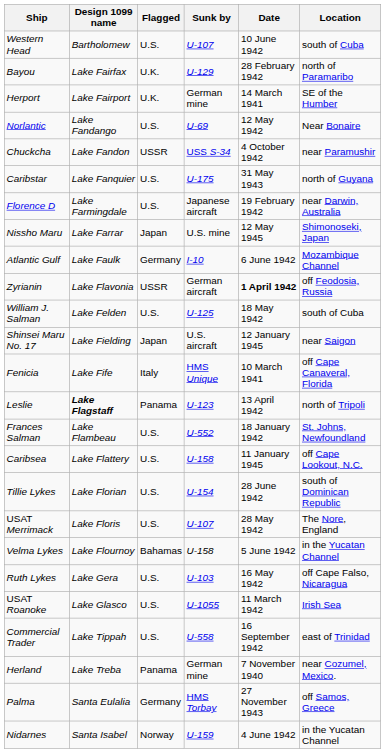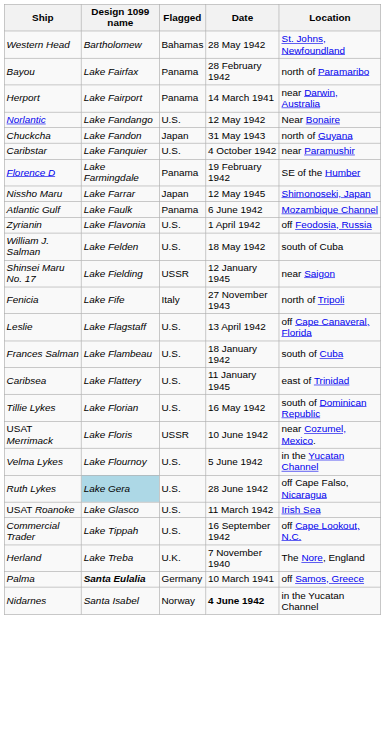- column: (211, 17)
(150, 44) U.S. -> (182, 44) Bahamas
(259, 44) 10 June 1942 -> (237, 44) 28 May 1942
(333, 44) south of Cuba -> (313, 44) St. Johns, Newfoundland
(150, 71) U.K. -> (180, 71) Panama
(150, 98) U.K. -> (180, 98) Panama
(322, 98) SE of the Humber -> (310, 98) near Darwin, Australia
(154, 152) USSR -> (175, 135) Japan
(263, 152) 4 October 1942 -> (237, 135) 31 May 1943
(339, 152) near Paramushir -> (317, 135) north of Guyana
(257, 179) 31 May 1943 -> (242, 151) 4 October 1942
(338, 179) north of Guyana -> (318, 151) near Paramushir
(150, 206) U.S. -> (180, 172) Panama
(330, 206) near Darwin, Australia -> (321, 172) SE of the Humber
(160, 259) Germany -> (180, 209) Panama
(154, 286) USSR -> (171, 225) U.S.
(269, 286) bold -> (234, 225) normal
(154, 340) Japan -> (175, 273) USSR
(262, 373) 10 March 1941 -> (238, 300) 27 November 1943
(326, 373) off Cape Canaveral, Florida -> (313, 300) north of Tripoli
(92, 405) bold -> (115, 327) normal
(159, 405) Panama -> (171, 327) U.S.
(333, 405) north of Tripoli -> (326, 327) off Cape Canaveral, Florida
(334, 432) St. Johns, Newfoundland -> (312, 354) south of Cuba
(332, 459) off Cape Lookout, N.C. -> (315, 381) east of Trinidad
(259, 491) 28 June 1942 -> (237, 408) 16 May 1942
(150, 524) U.S. -> (175, 435) USSR
(257, 524) 28 May 1942 -> (238, 435) 10 June 1942
(324, 524) The Nore, England -> (314, 435) near Cozumel, Mexico.
(161, 551) Bahamas -> (171, 461) U.S.
(95, 578) no background -> (107, 488) lightblue background
(257, 578) 16 May 1942 -> (238, 488) 28 June 1942
(336, 637) east of Trinidad -> (321, 531) off Cape Lookout, N.C.
(159, 669) Panama -> (171, 558) U.K.
(334, 669) near Cozumel, Mexico. -> (323, 558) The Nore, England
(101, 702) normal -> (115, 579) bold
(264, 702) 27 November 1943 -> (241, 579) 10 March 1941
(268, 734) normal -> (236, 600) bold
